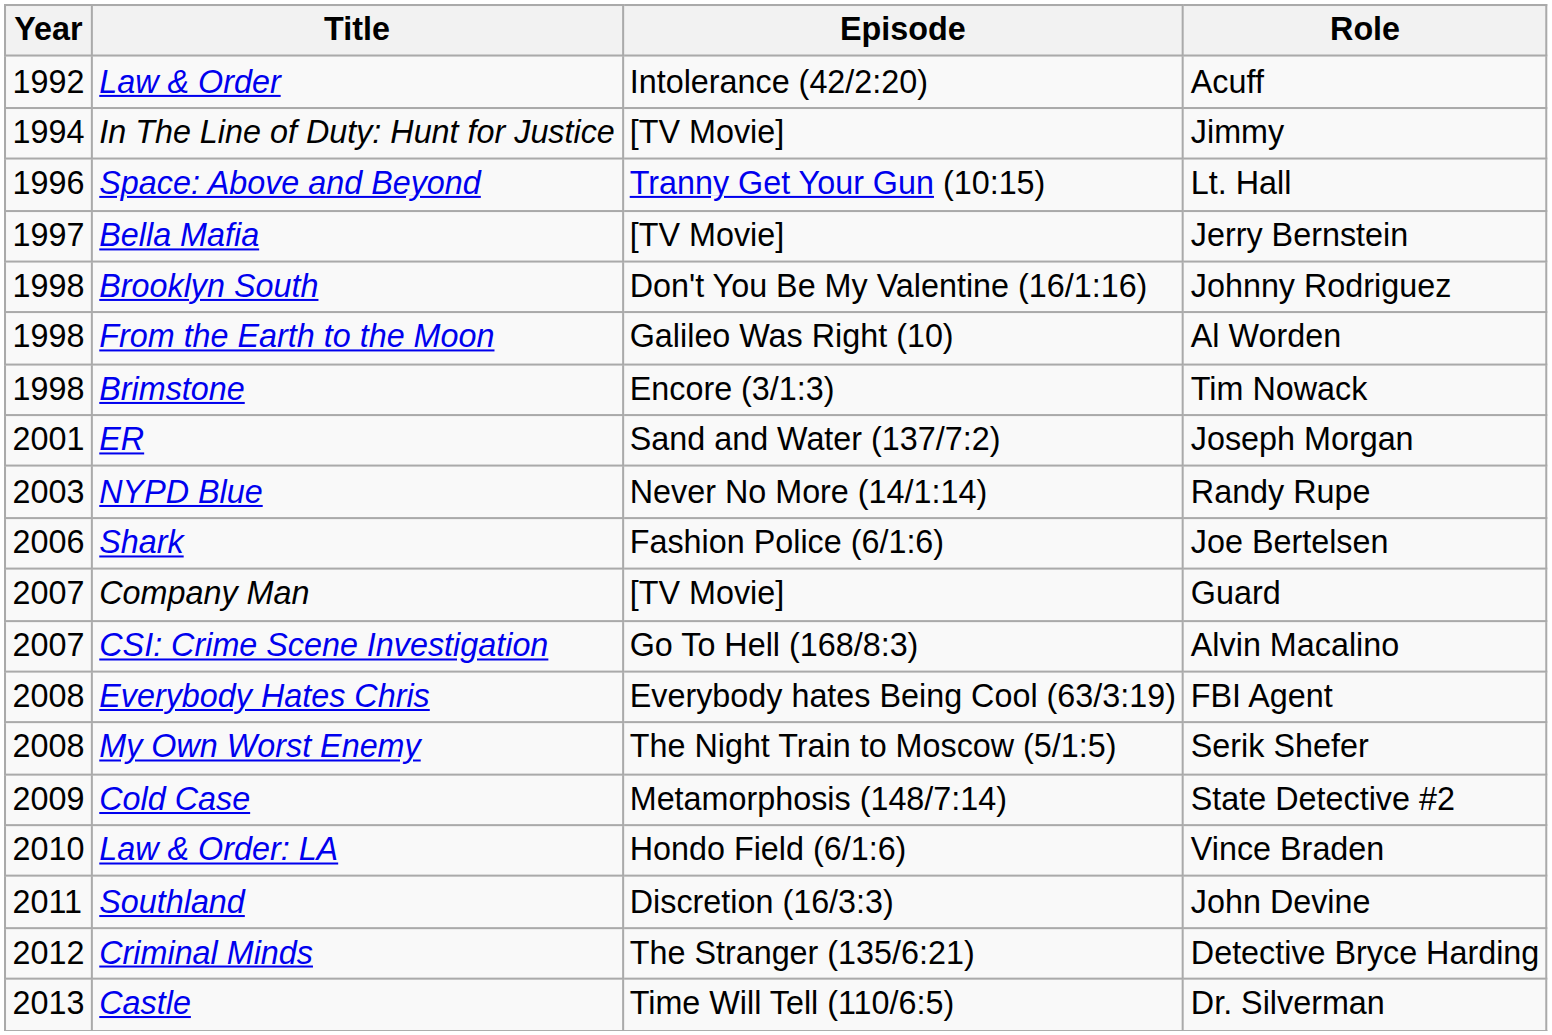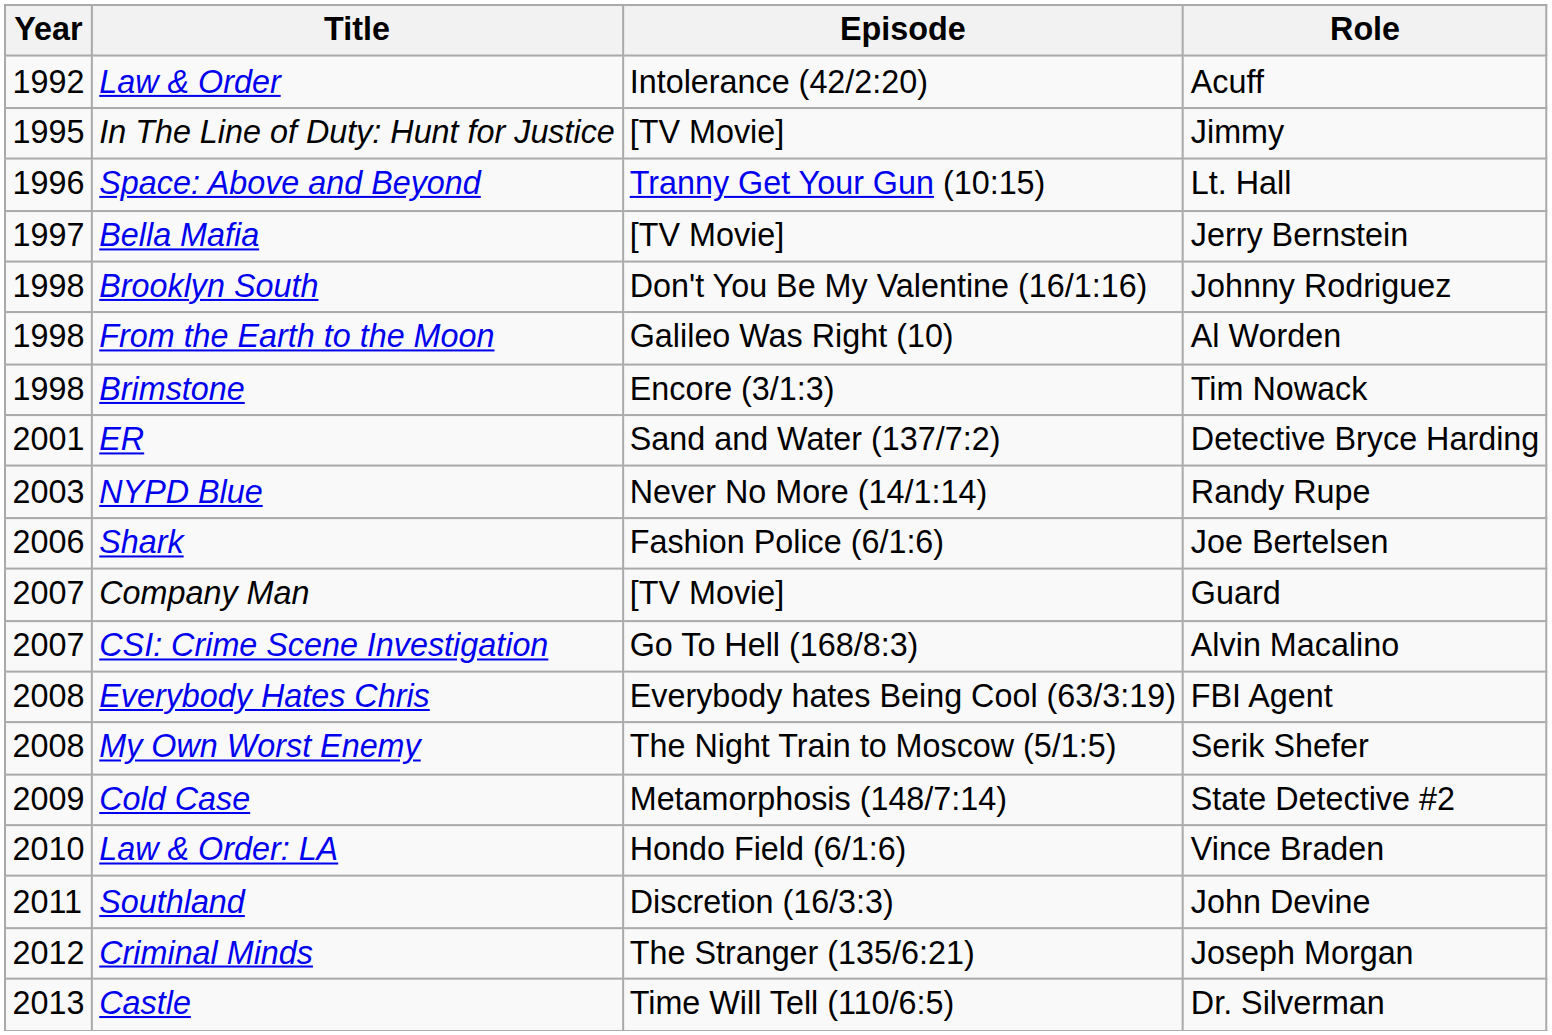(48, 132) 1994 -> (48, 132) 1995
(1302, 440) Joseph Morgan -> (1365, 440) Detective Bryce Harding
(1365, 952) Detective Bryce Harding -> (1302, 952) Joseph Morgan
